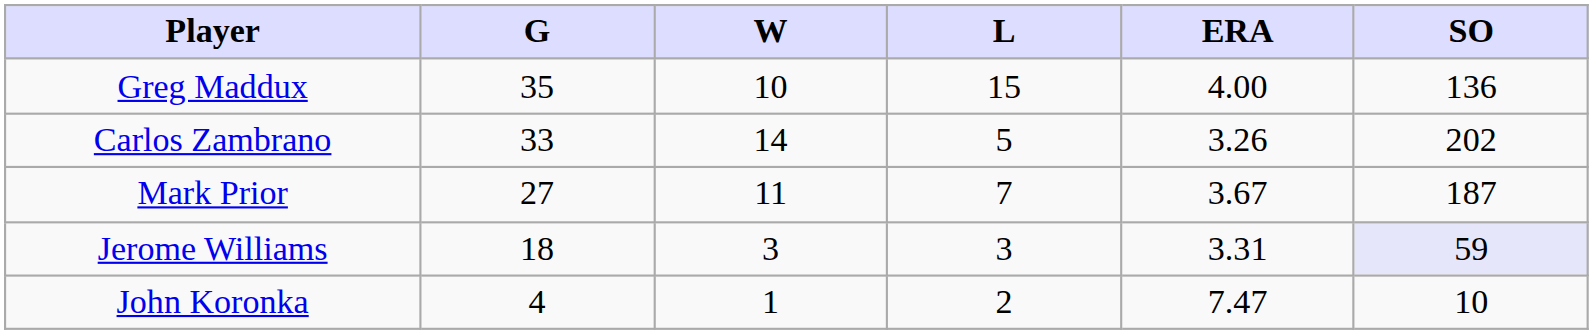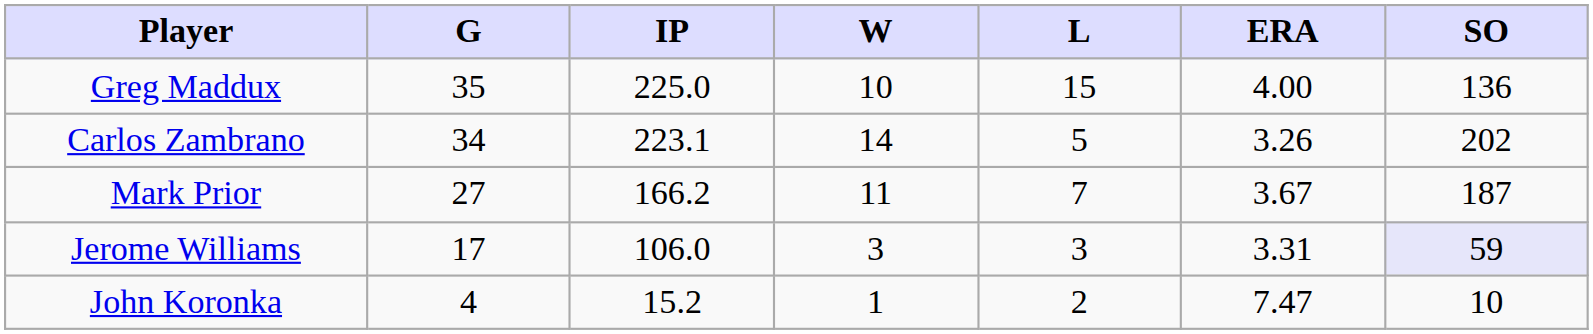+ column: (672, 31)
(537, 139) 33 -> (469, 139) 34
(537, 247) 18 -> (469, 247) 17
